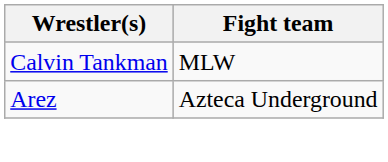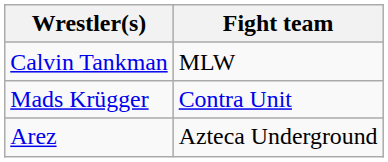+ row: (79, 99)
